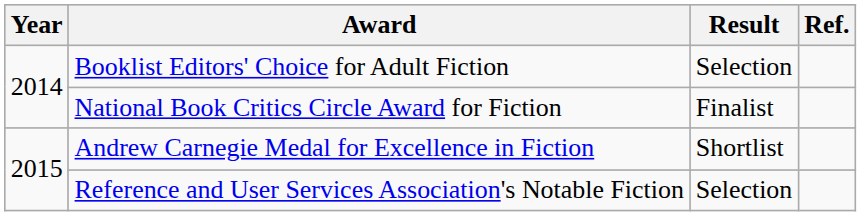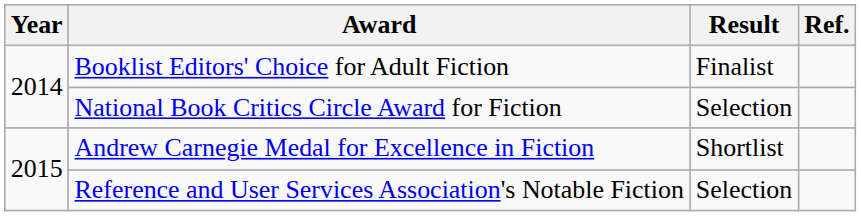(744, 66) Selection -> (735, 66) Finalist
(735, 107) Finalist -> (744, 107) Selection
